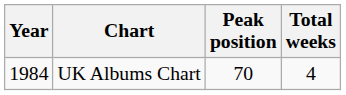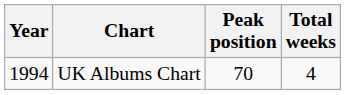(29, 73) 1984 -> (29, 73) 1994
